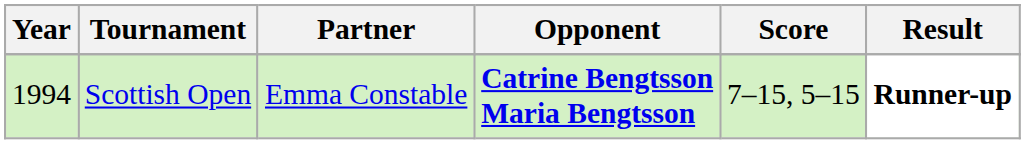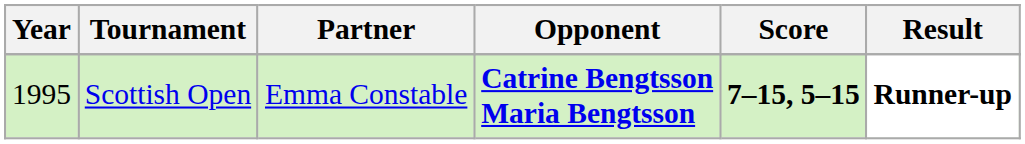(41, 95) 1994 -> (41, 95) 1995
(793, 95) normal -> (793, 95) bold
